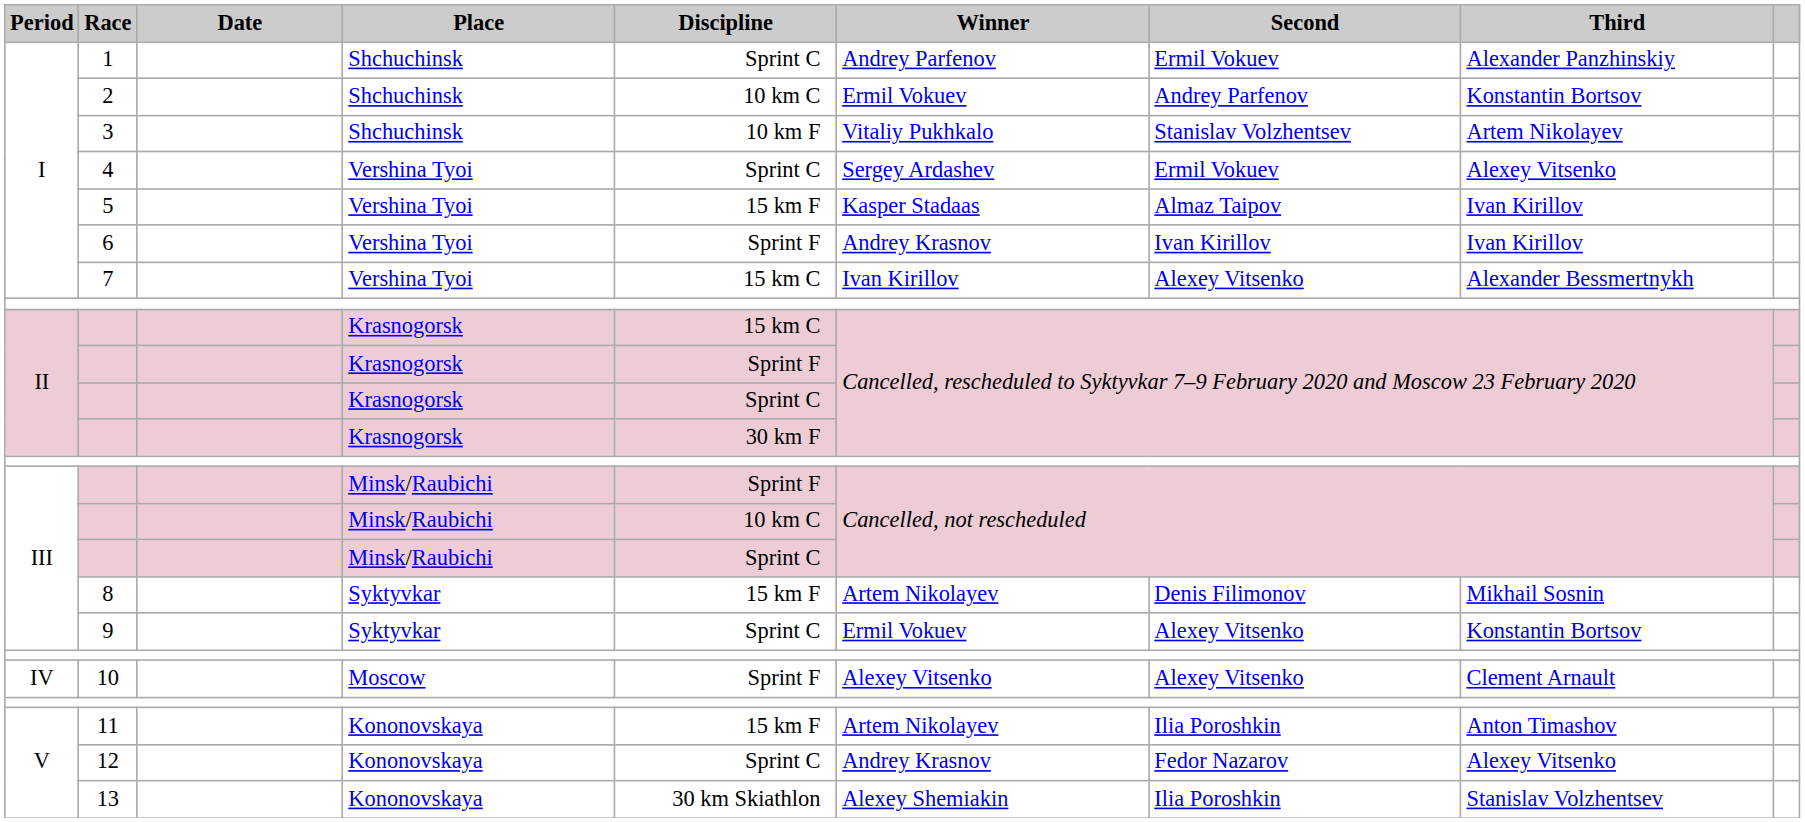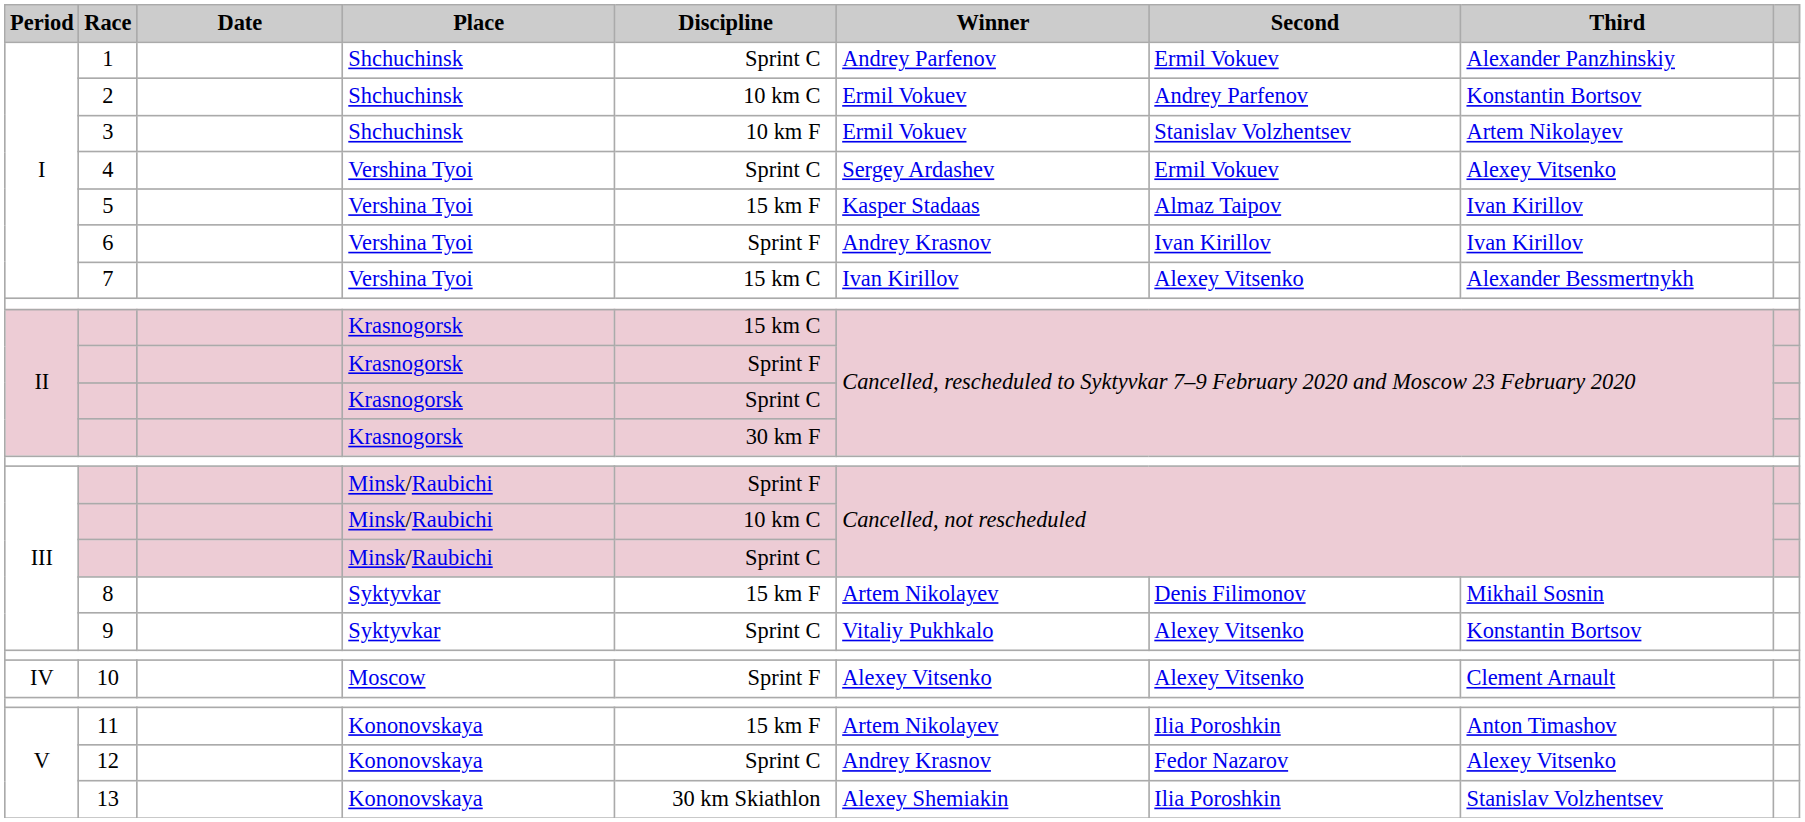(918, 132) Vitaliy Pukhkalo -> (904, 132) Ermil Vokuev
(904, 630) Ermil Vokuev -> (918, 630) Vitaliy Pukhkalo
